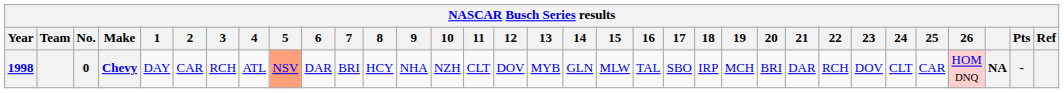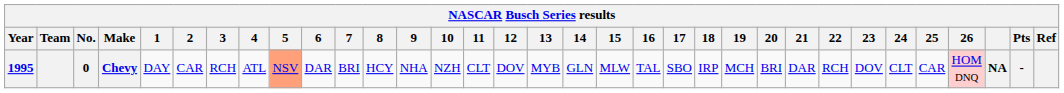(21, 68) 1998 -> (21, 68) 1995
